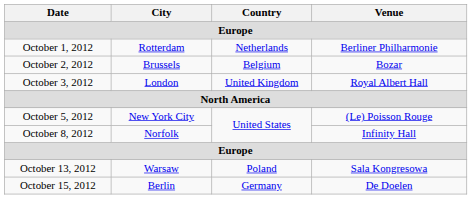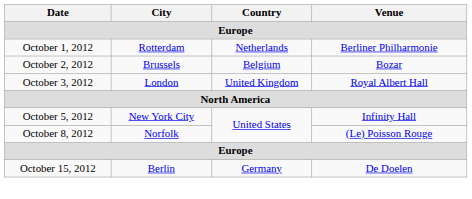(389, 116) (Le) Poisson Rouge -> (389, 116) Infinity Hall
(389, 133) Infinity Hall -> (389, 133) (Le) Poisson Rouge
- row: (58, 168)
